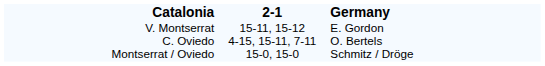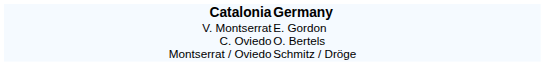- column: (272, 12)
